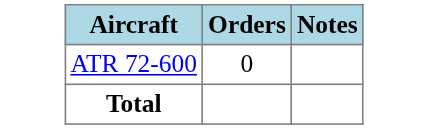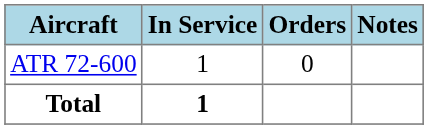+ column: (203, 24)
